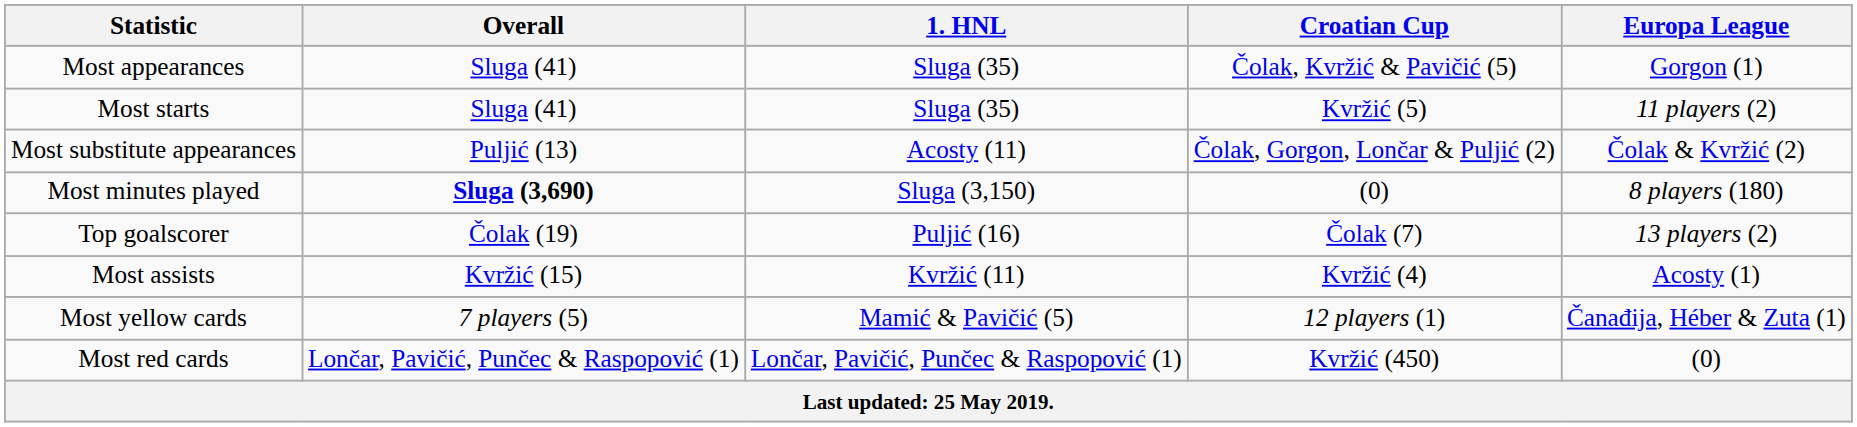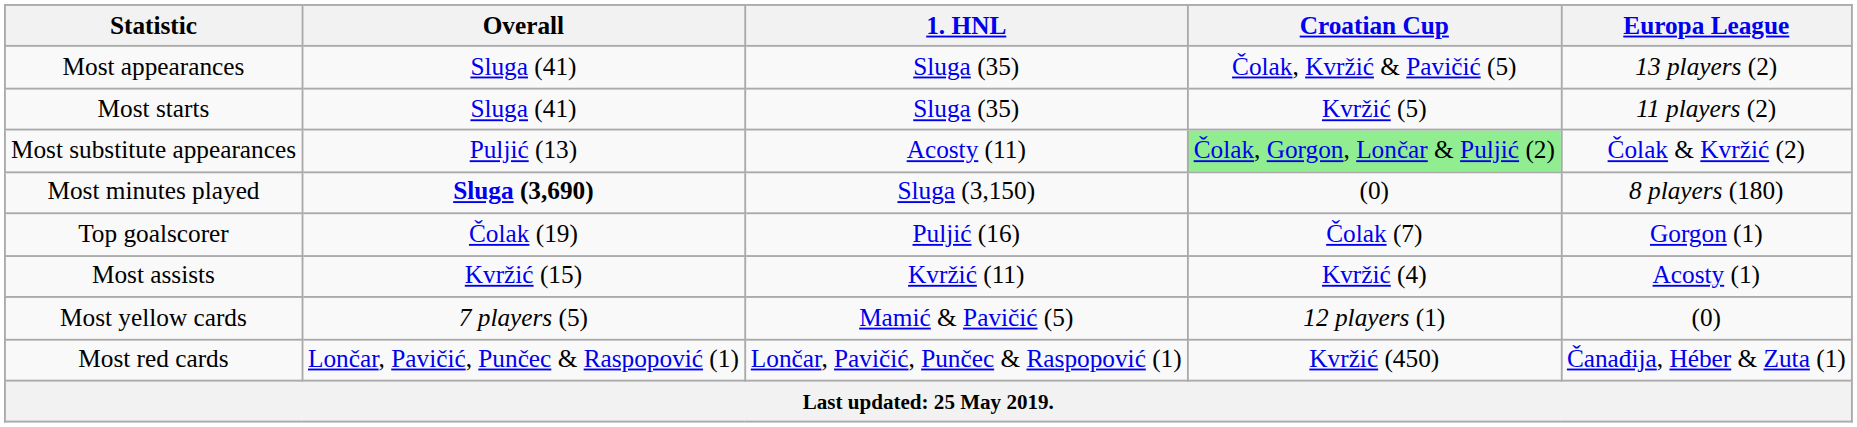(1706, 66) Gorgon (1) -> (1706, 66) 13 players (2)
(1374, 150) no background -> (1374, 150) lightgreen background
(1706, 233) 13 players (2) -> (1706, 233) Gorgon (1)
(1706, 317) Čanađija, Héber & Zuta (1) -> (1706, 317) (0)
(1706, 358) (0) -> (1706, 358) Čanađija, Héber & Zuta (1)
